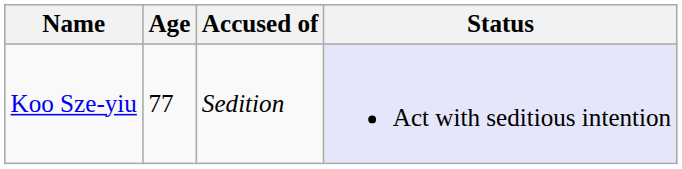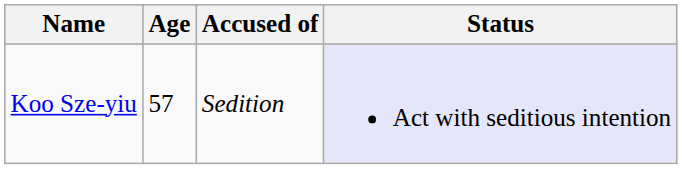(161, 103) 77 -> (161, 103) 57
